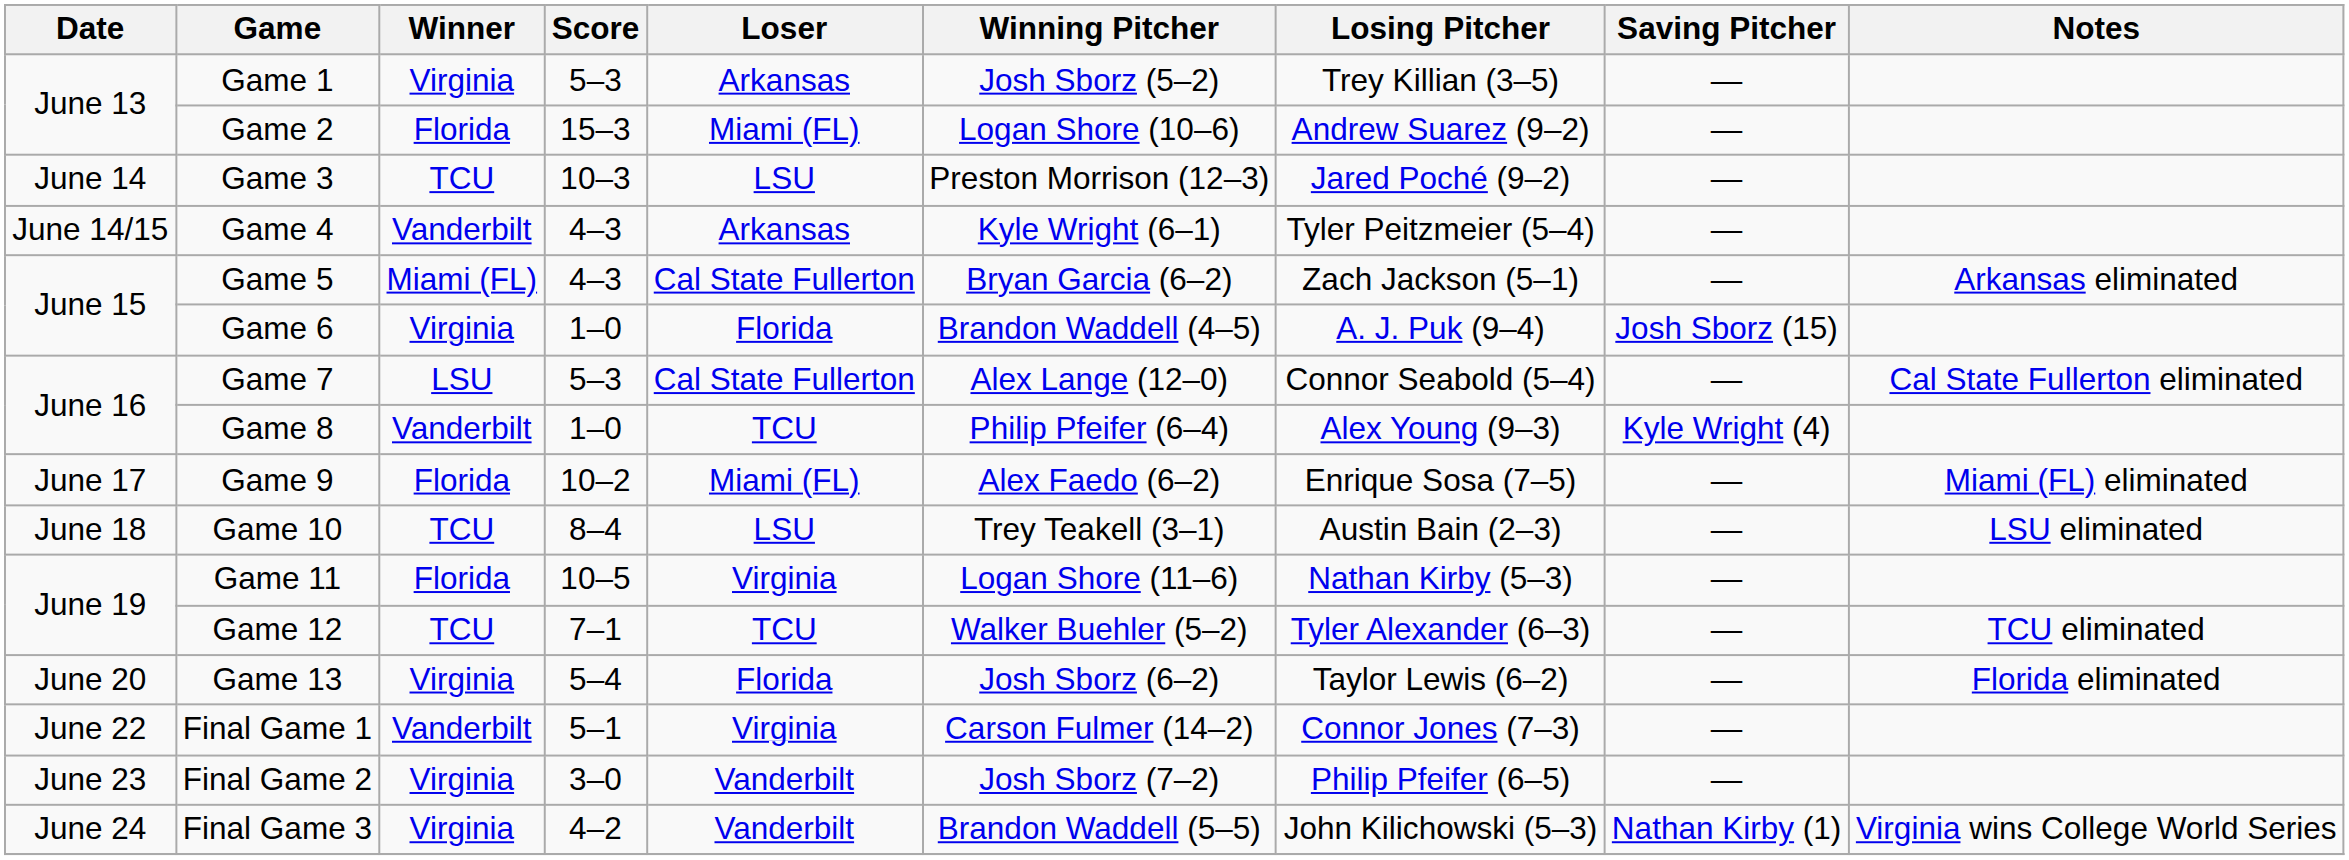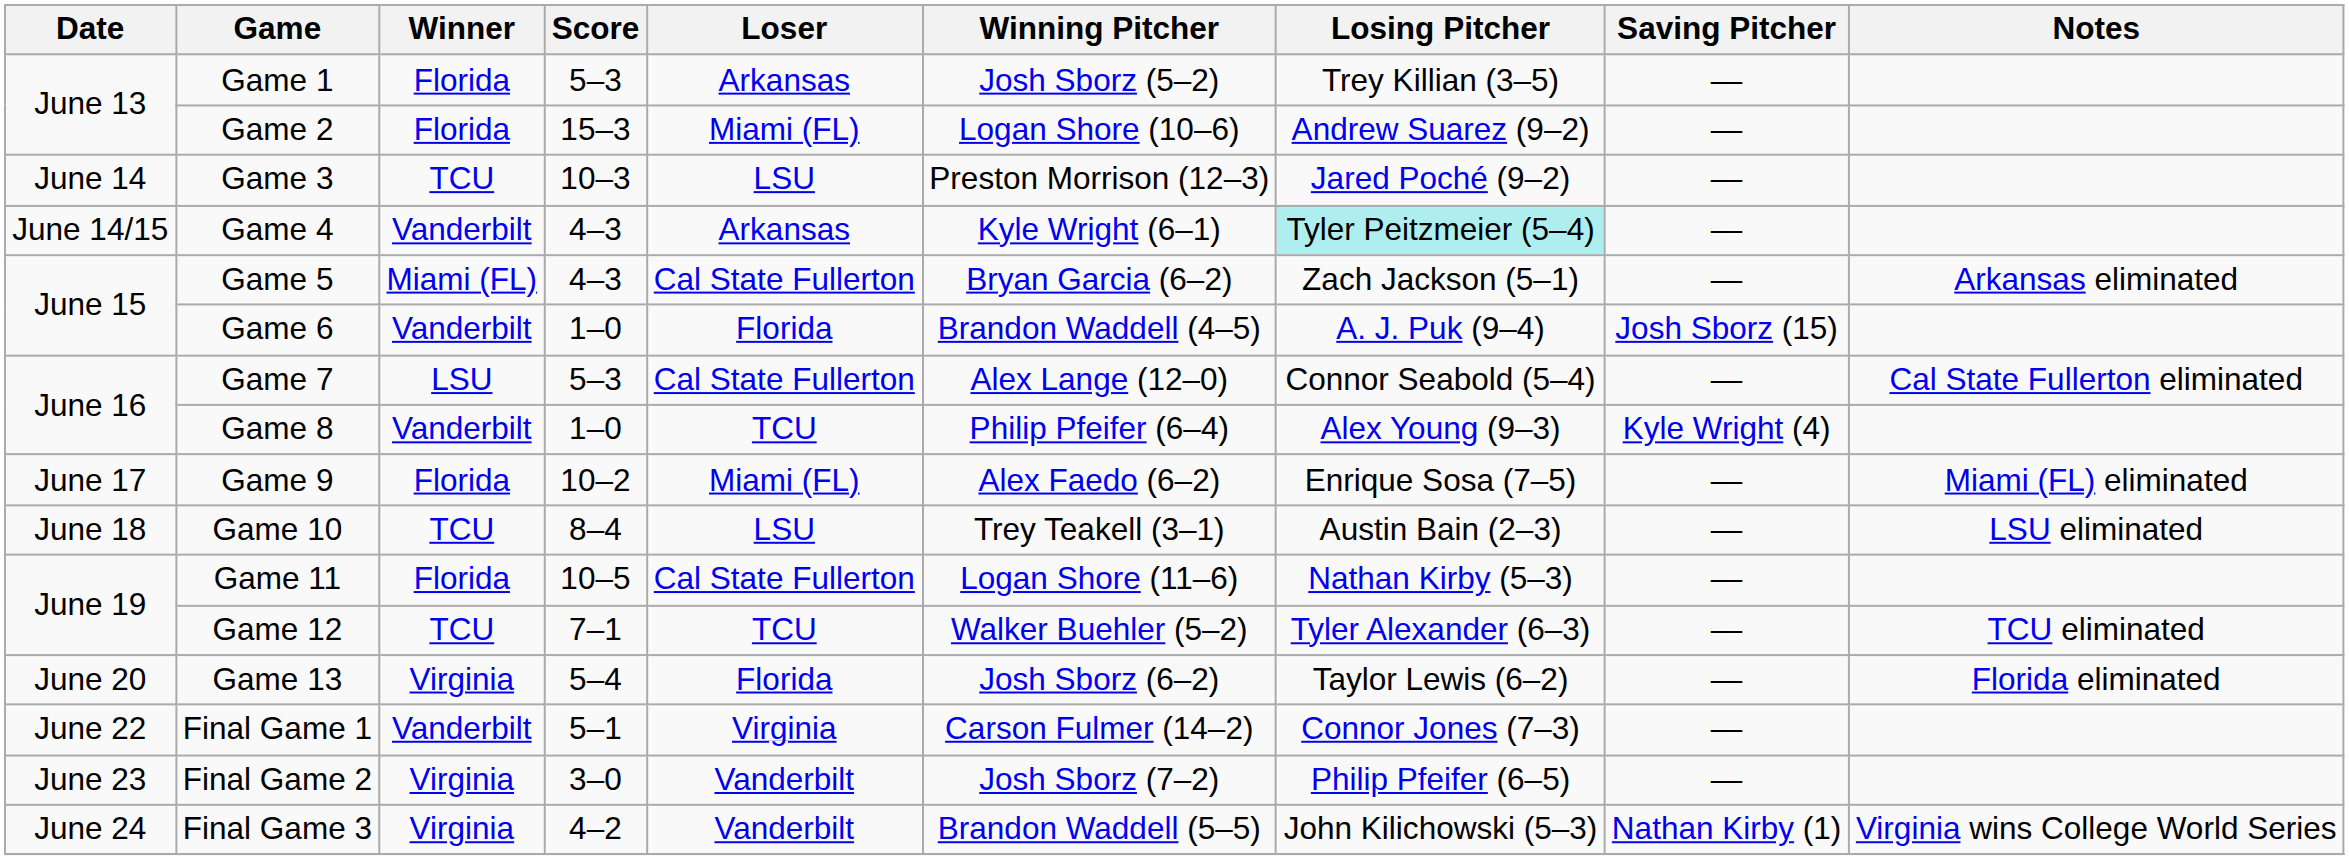(462, 79) Virginia -> (462, 79) Florida
(1441, 229) no background -> (1441, 229) paleturquoise background
(462, 329) Virginia -> (462, 329) Vanderbilt
(784, 579) Virginia -> (784, 579) Cal State Fullerton
